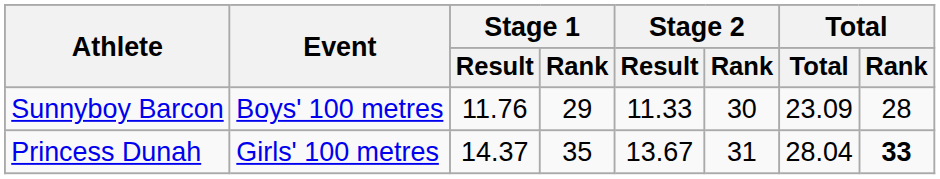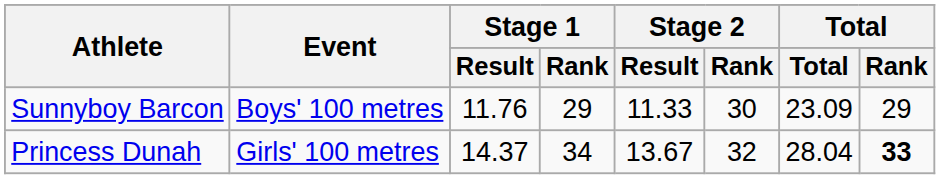(896, 109) 28 -> (896, 109) 29
(577, 152) 35 -> (577, 152) 34
(742, 152) 31 -> (742, 152) 32
